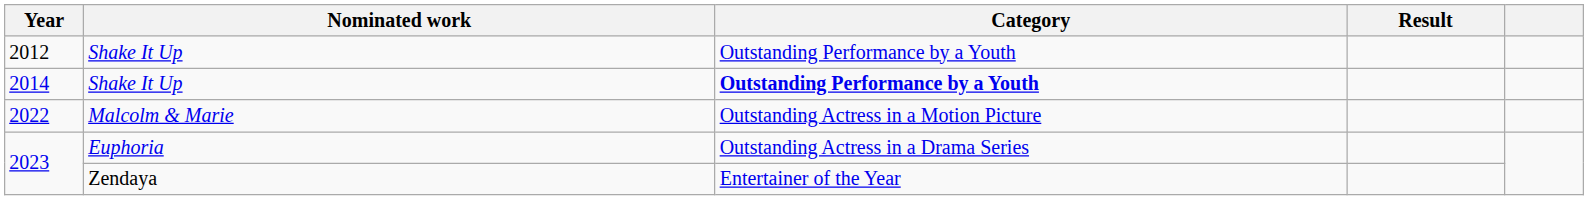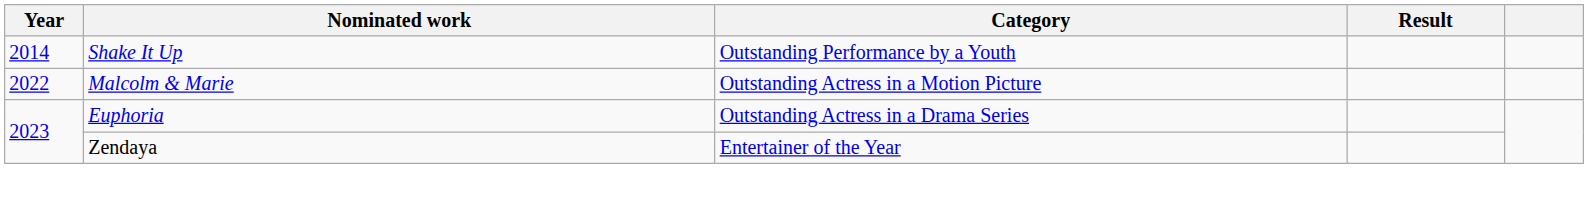- row: (29, 52)
(879, 83) bold -> (868, 52) normal
